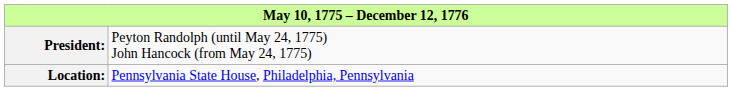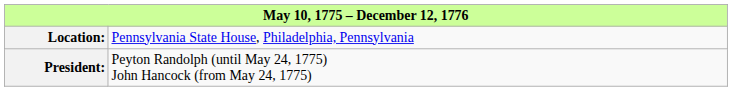rows swapped: (76, 75) <-> (75, 45)
